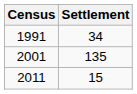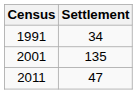(96, 78) 15 -> (96, 78) 47
